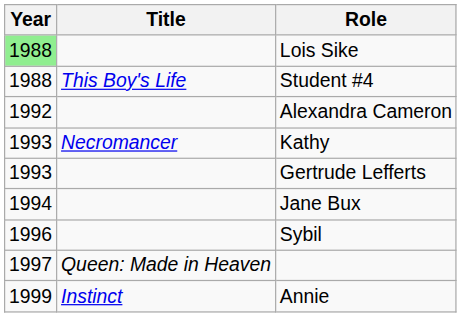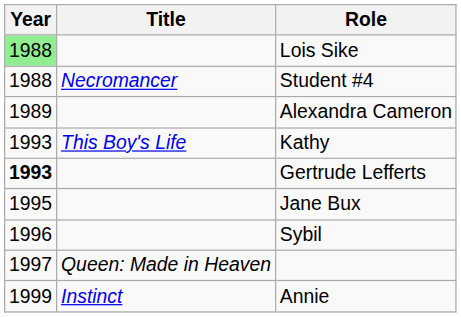(124, 81) This Boy's Life -> (119, 81) Necromancer
(31, 111) 1992 -> (31, 111) 1989
(119, 142) Necromancer -> (124, 142) This Boy's Life
(31, 173) normal -> (31, 173) bold
(31, 204) 1994 -> (31, 204) 1995
